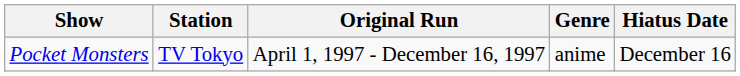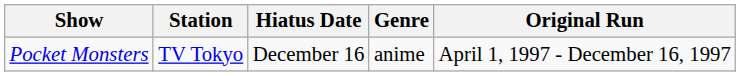columns swapped: (675, 20) <-> (399, 20)
